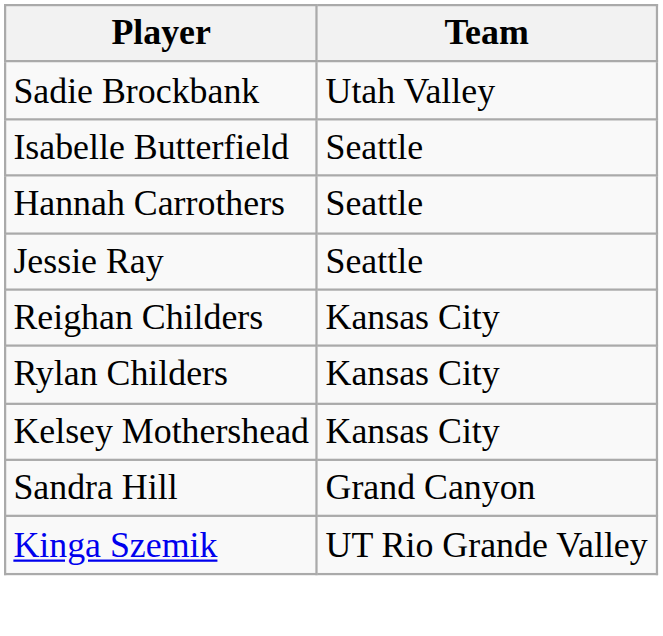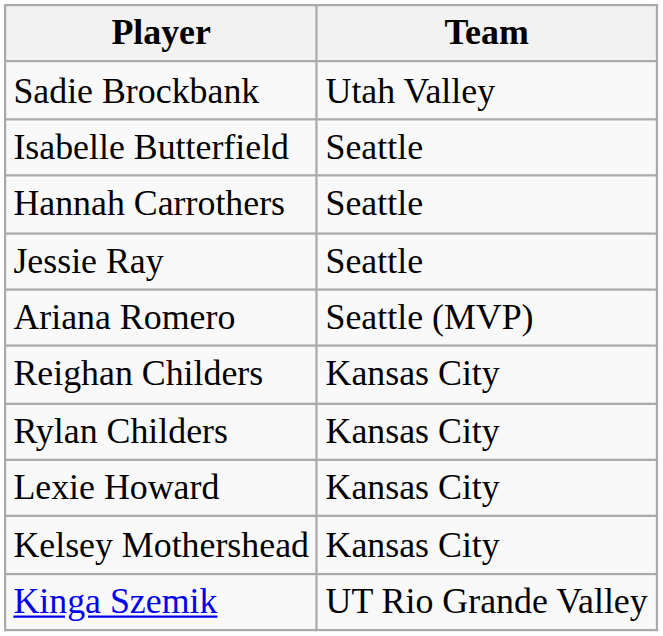+ row: (124, 317)
+ row: (116, 487)
- row: (96, 487)
